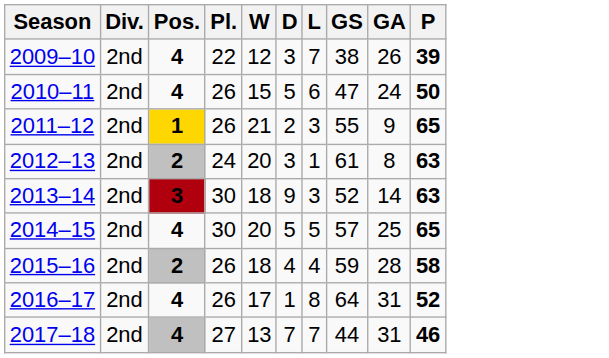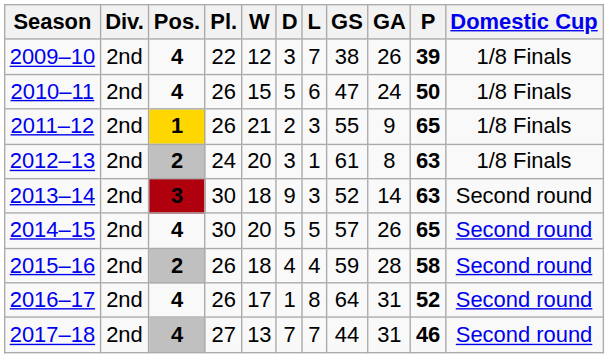+ column: (524, 21)
(389, 230) 25 -> (389, 230) 26
